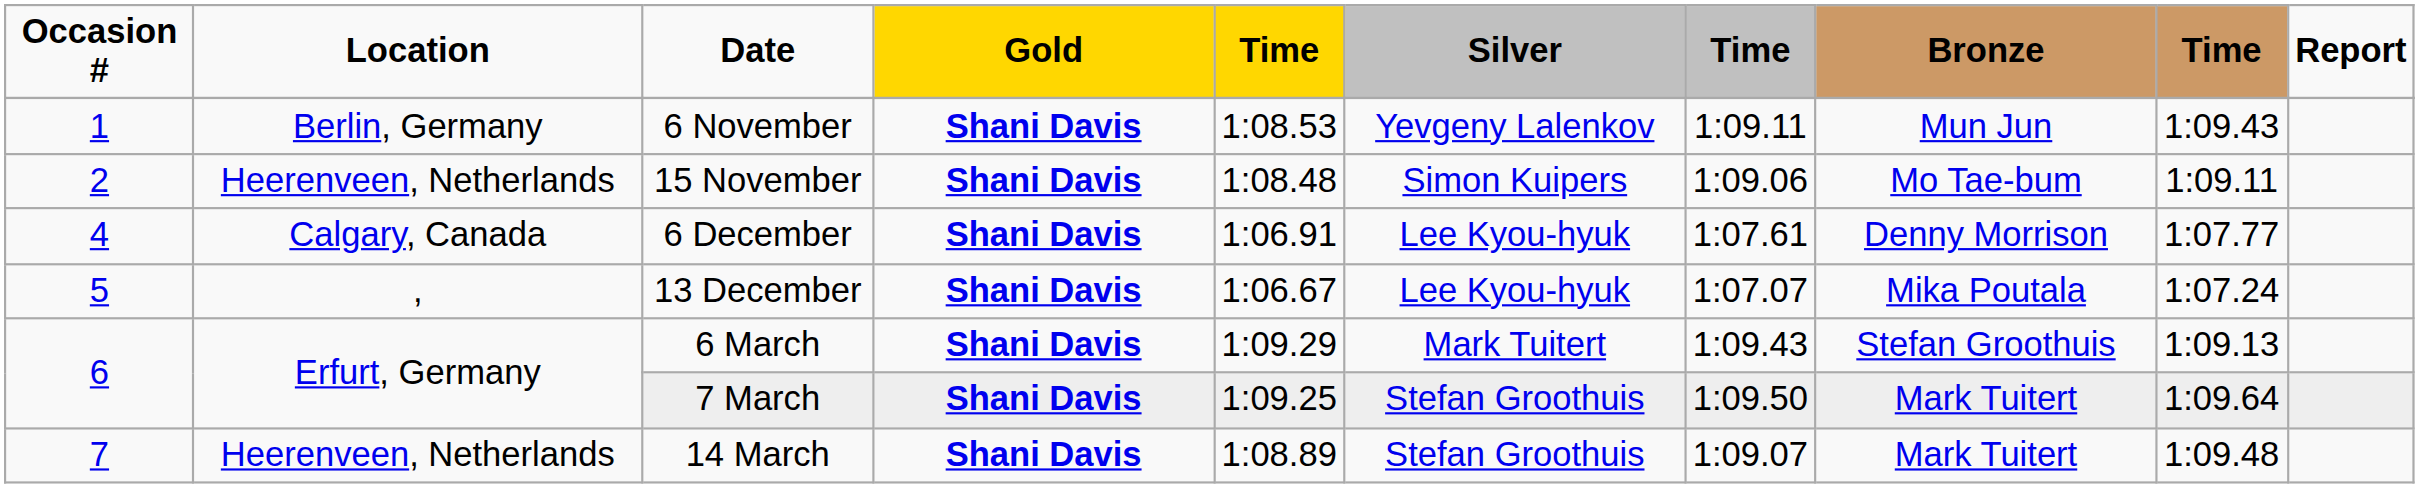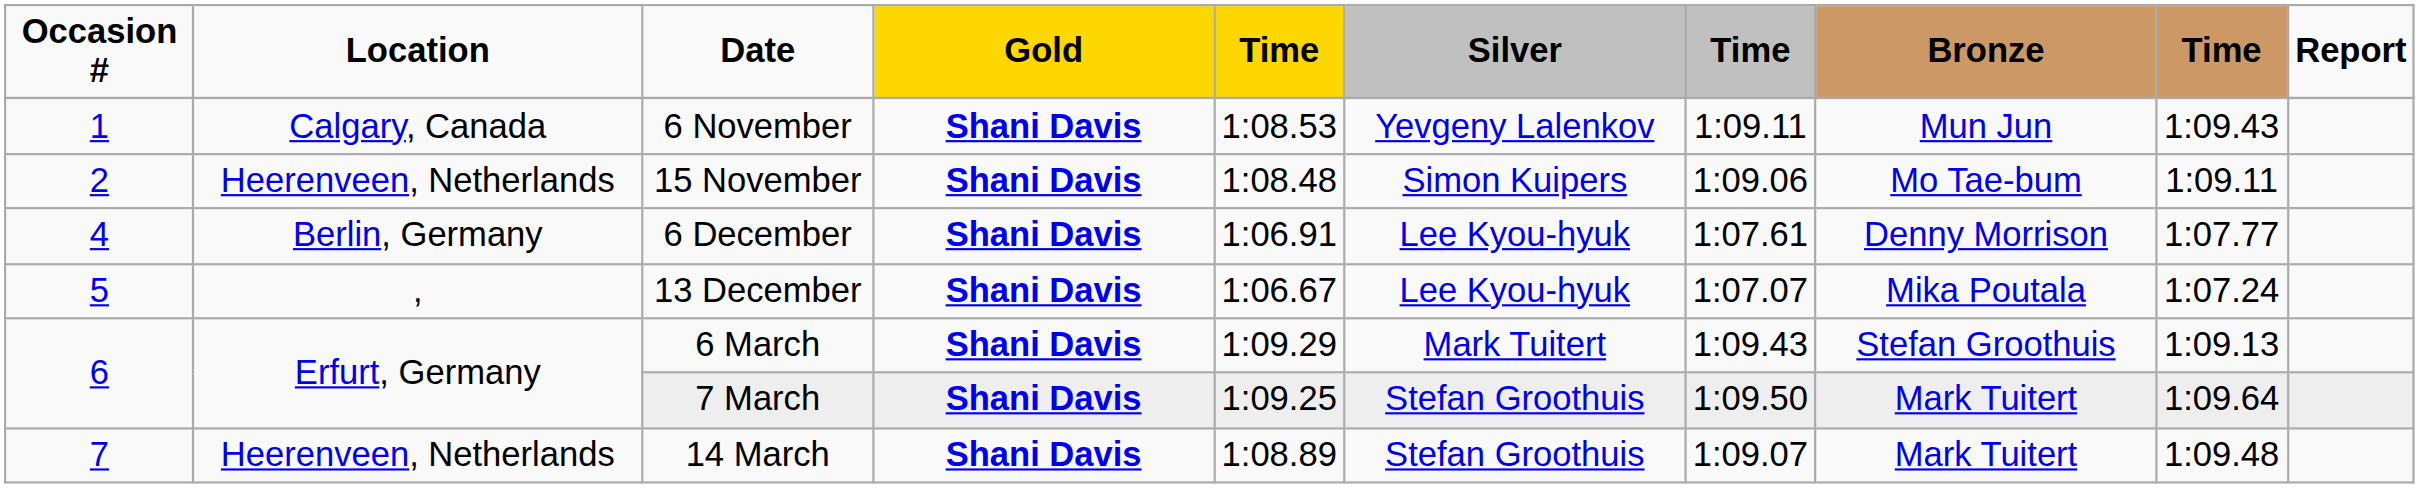(418, 125) Berlin, Germany -> (418, 125) Calgary, Canada
(418, 235) Calgary, Canada -> (418, 235) Berlin, Germany
